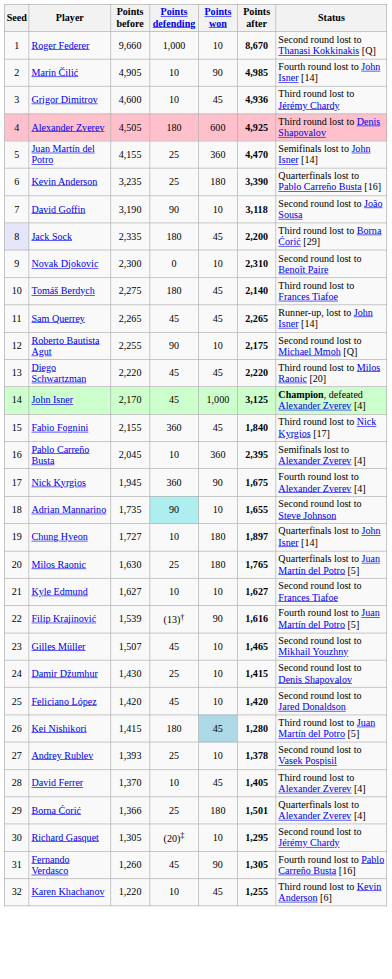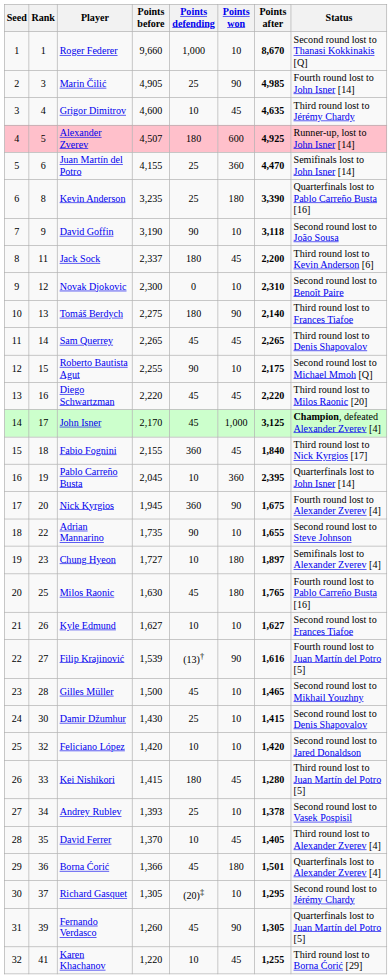+ column: (43, 18)
(174, 72) 10 -> (194, 84) 25
(257, 100) 4,936 -> (273, 111) 4,635
(130, 127) 4,505 -> (151, 138) 4,507
(329, 127) Third round lost to Denis Shapovalov -> (330, 138) Runner-up, lost to John Isner [14]
(17, 236) lavender background -> (17, 259) no background
(130, 236) 2,335 -> (151, 259) 2,337
(330, 236) Third round lost to Borna Ćorić [29] -> (334, 259) Third round lost to Kevin Anderson [6]
(218, 291) 45 -> (236, 314) 90
(326, 318) Runner-up, lost to John Isner [14] -> (331, 341) Third round lost to Denis Shapovalov
(322, 455) Semifinals lost to Alexander Zverev [4] -> (334, 478) Quarterfinals lost to John Isner [14]
(174, 510) paleturquoise background -> (194, 532) no background
(329, 537) Quarterfinals lost to John Isner [14] -> (337, 560) Semifinals lost to Alexander Zverev [4]
(174, 564) 25 -> (194, 593) 45
(329, 564) Quarterfinals lost to Juan Martín del Potro [5] -> (335, 593) Fourth round lost to Pablo Carreño Busta [16]
(130, 646) 1,507 -> (151, 692) 1,500
(174, 701) 45 -> (194, 746) 10
(218, 728) lightblue background -> (236, 779) no background
(174, 810) 25 -> (194, 867) 45
(331, 865) Fourth round lost to Pablo Carreño Busta [16] -> (337, 927) Quarterfinals lost to Juan Martín del Potro [5]
(330, 892) Third round lost to Kevin Anderson [6] -> (331, 960) Third round lost to Borna Ćorić [29]
